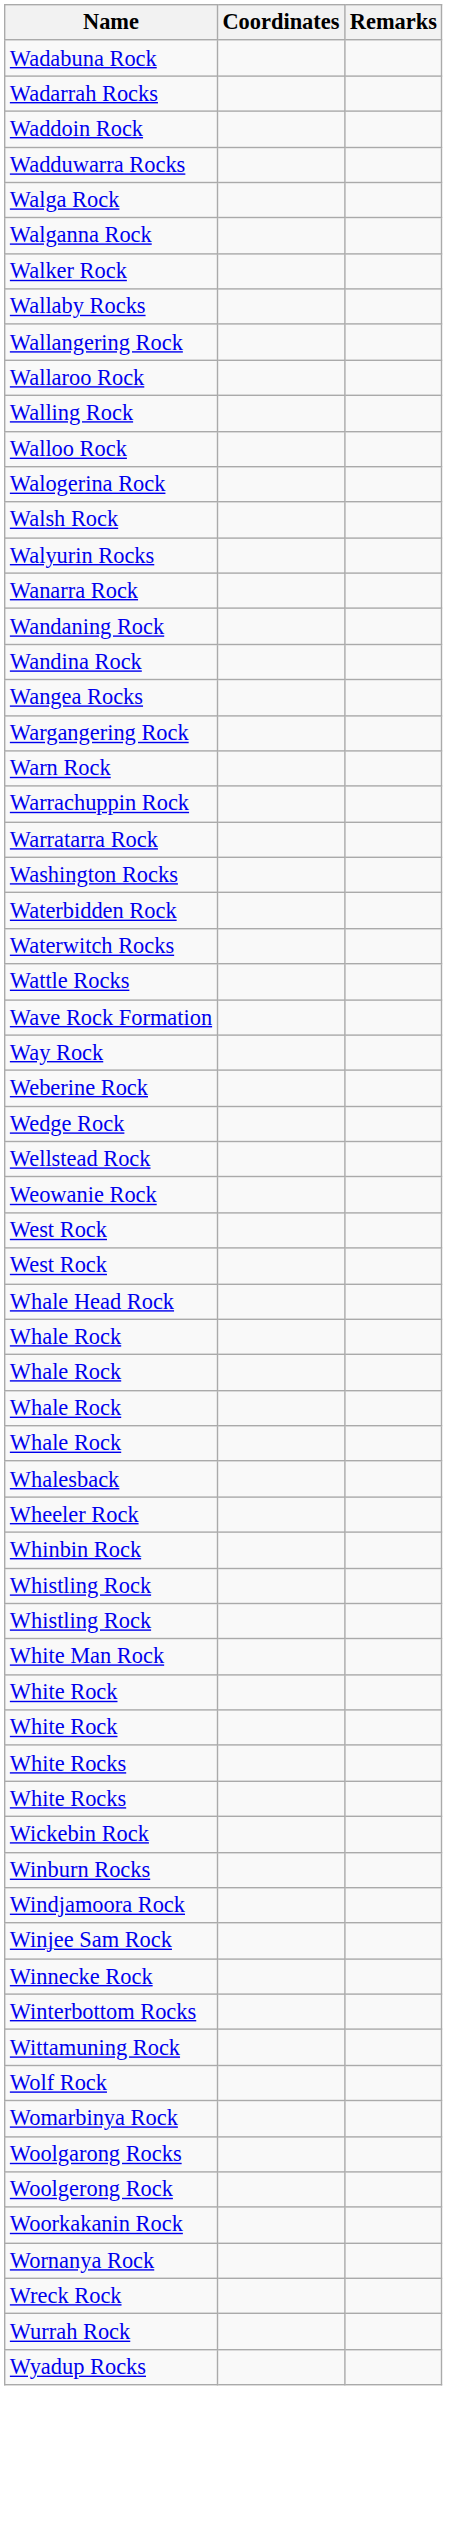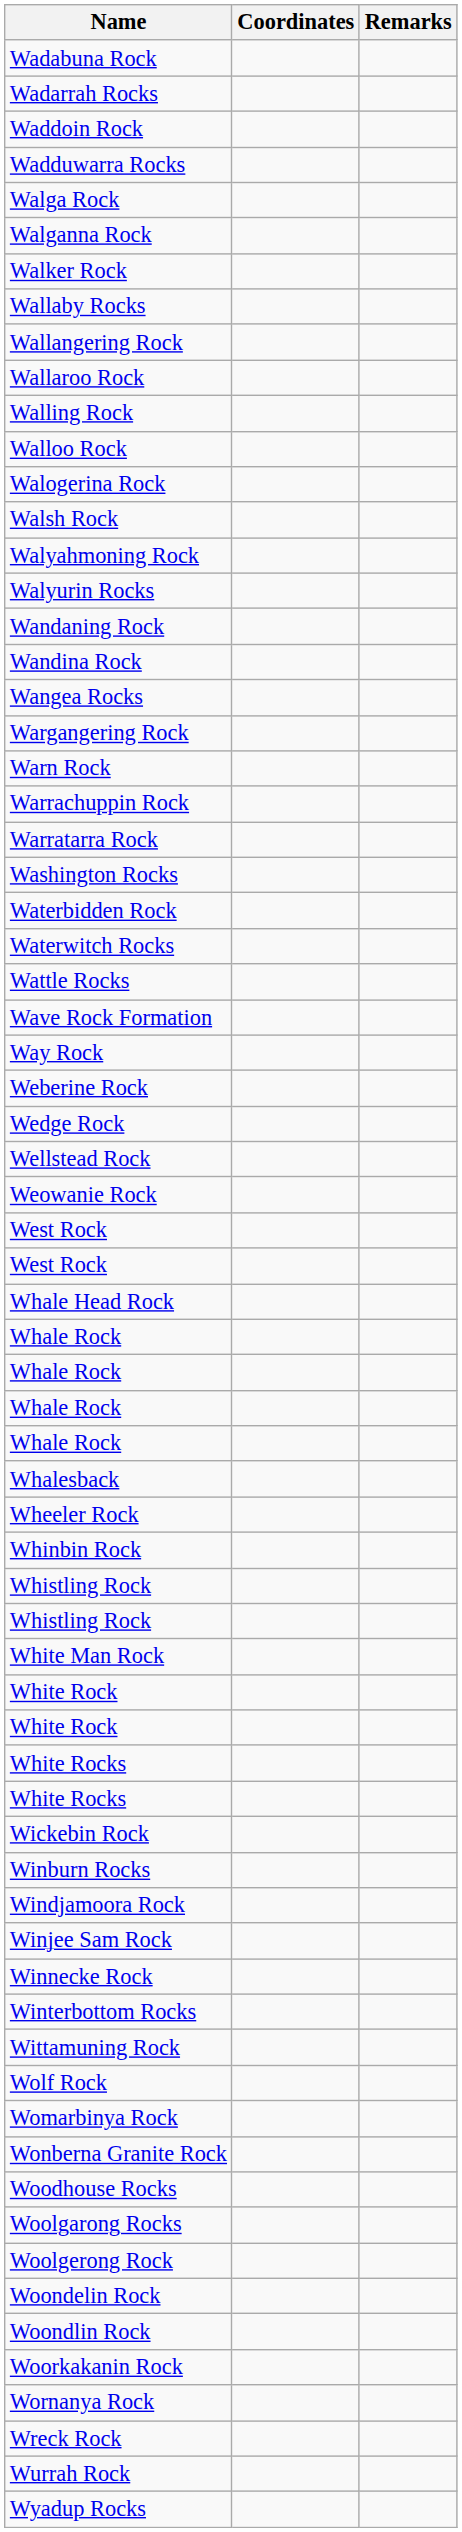+ row: (104, 555)
- row: (74, 590)
+ row: (118, 2153)
+ row: (93, 2189)
+ row: (85, 2295)
+ row: (80, 2331)
